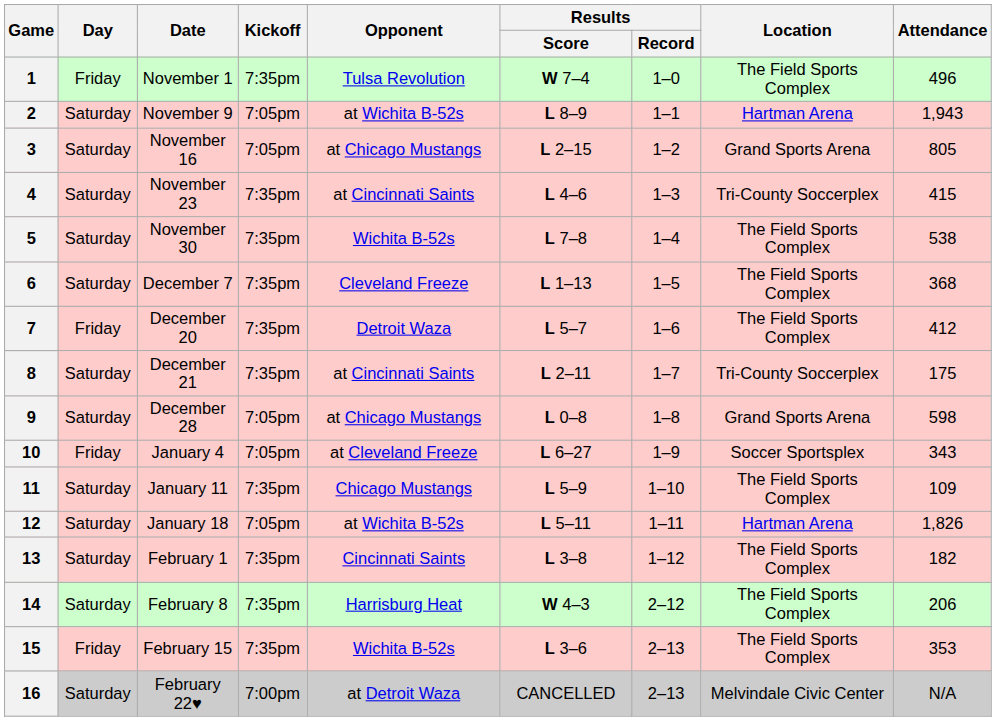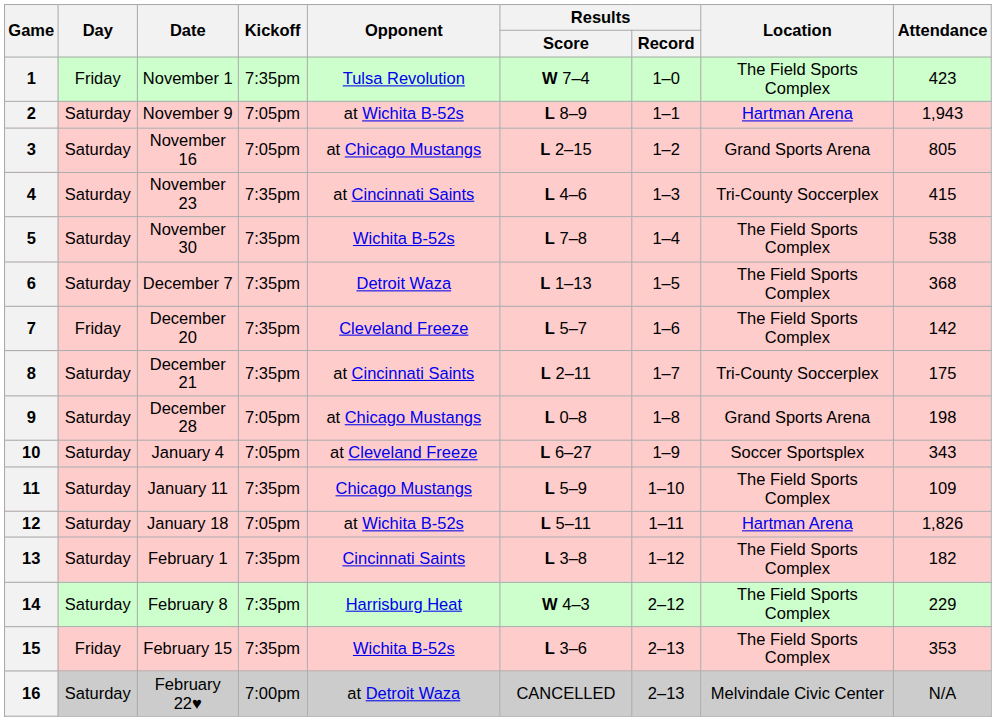(943, 79) 496 -> (943, 79) 423
(404, 283) Cleveland Freeze -> (404, 283) Detroit Waza
(404, 328) Detroit Waza -> (404, 328) Cleveland Freeze
(943, 328) 412 -> (943, 328) 142
(943, 417) 598 -> (943, 417) 198
(98, 453) Friday -> (98, 453) Saturday
(943, 604) 206 -> (943, 604) 229
